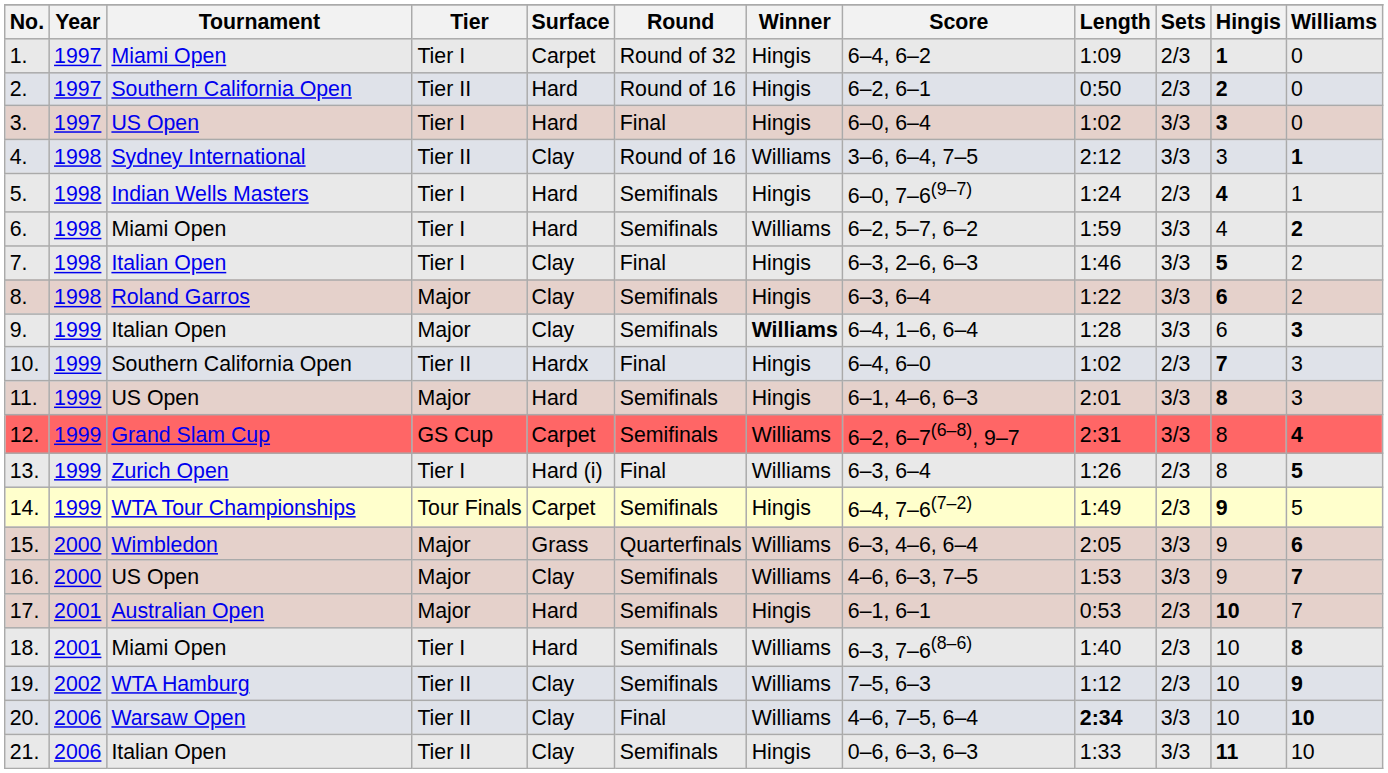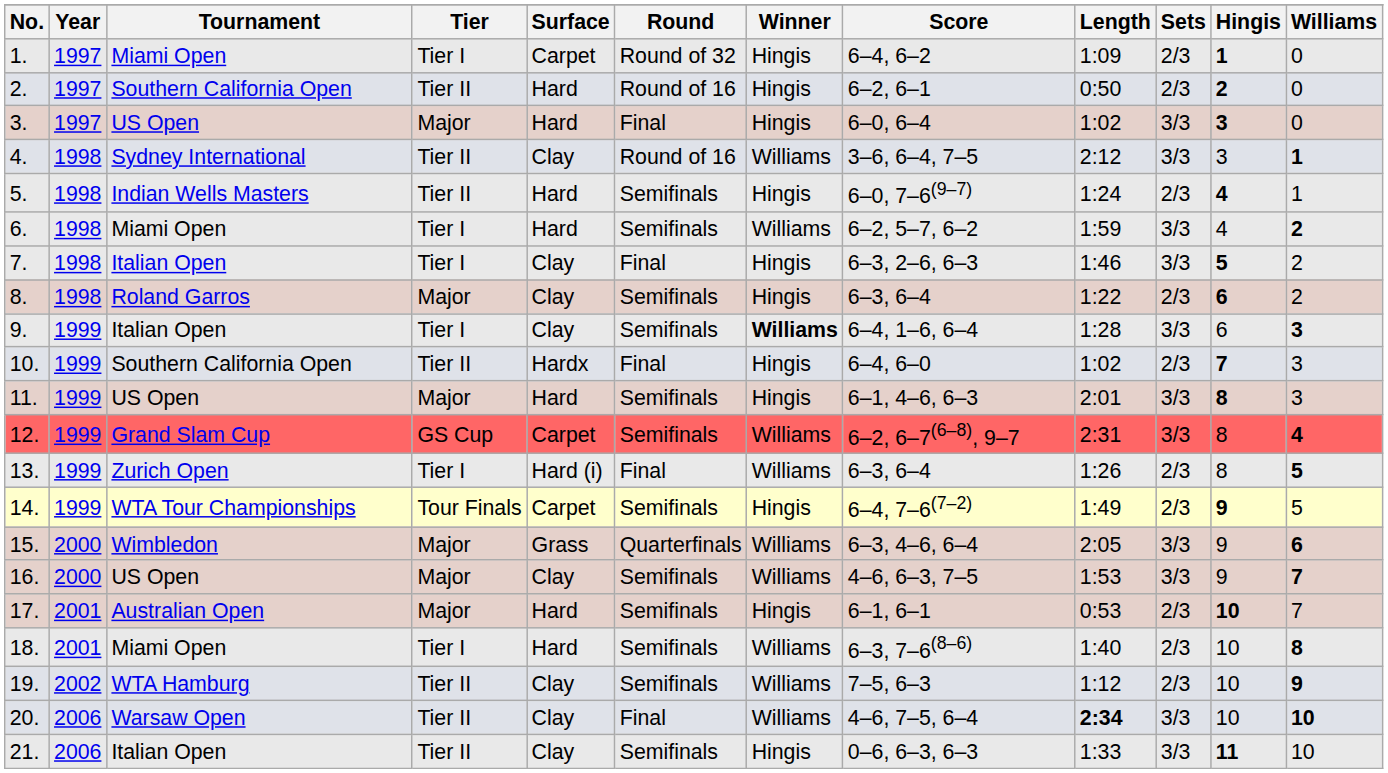(441, 123) Tier I -> (444, 123) Major
(441, 193) Tier I -> (444, 193) Tier II
(1176, 297) 3/3 -> (1176, 297) 2/3
(444, 331) Major -> (441, 331) Tier I
